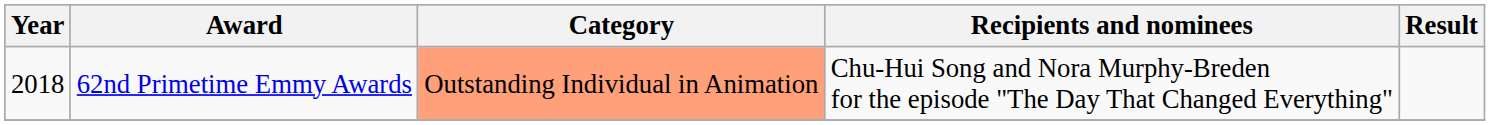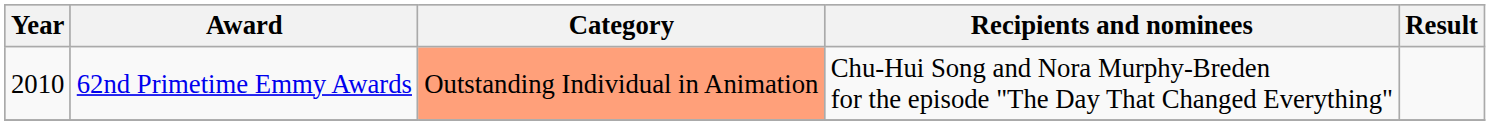(38, 83) 2018 -> (38, 83) 2010
